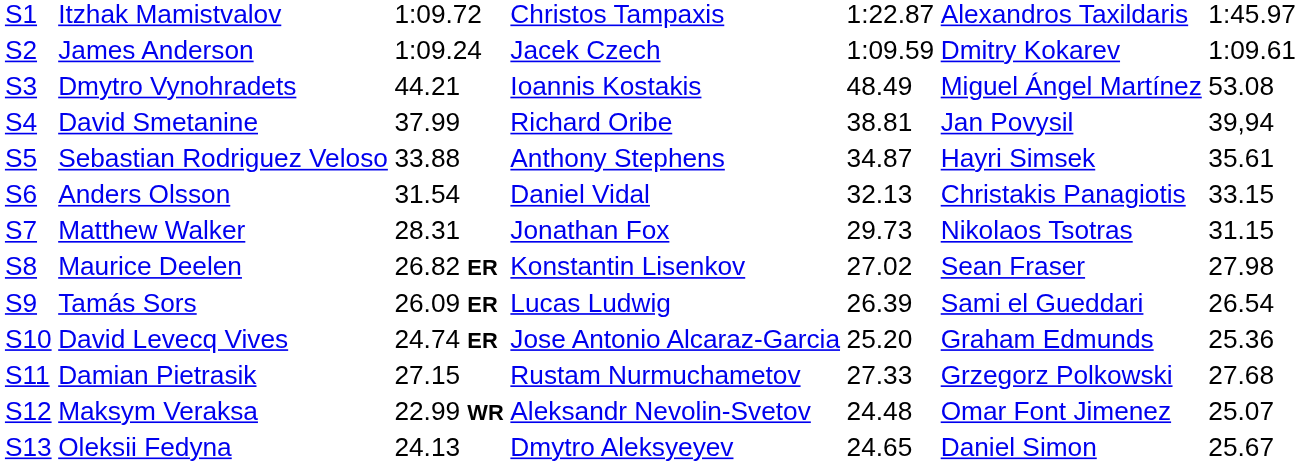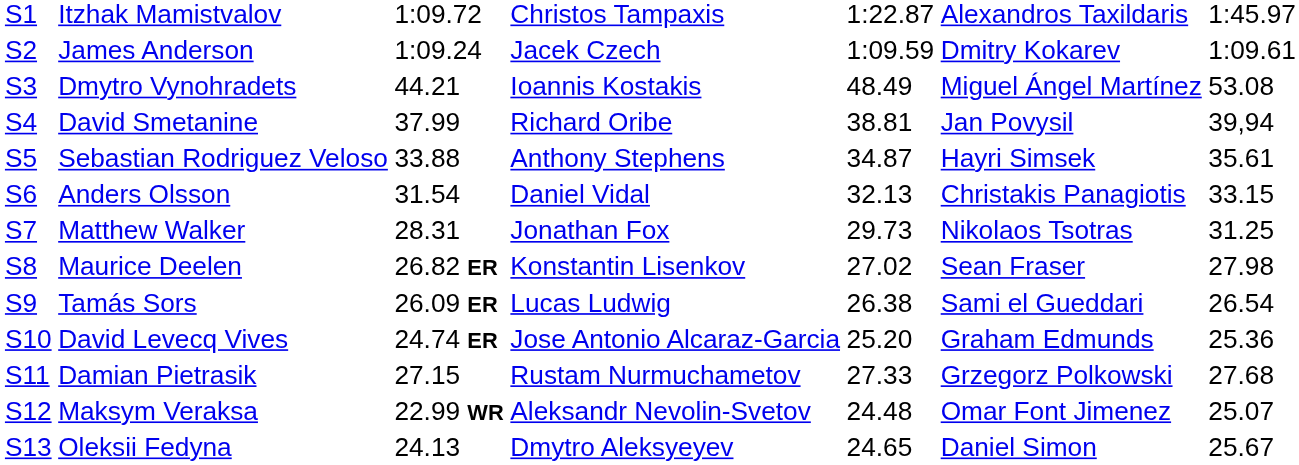(1241, 230) 31.15 -> (1241, 230) 31.25
(879, 302) 26.39 -> (879, 302) 26.38
